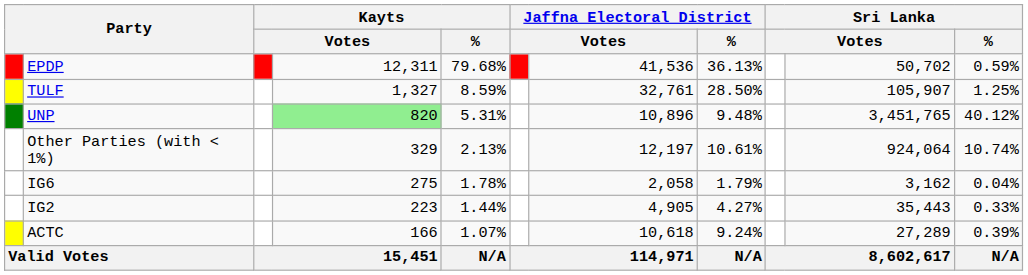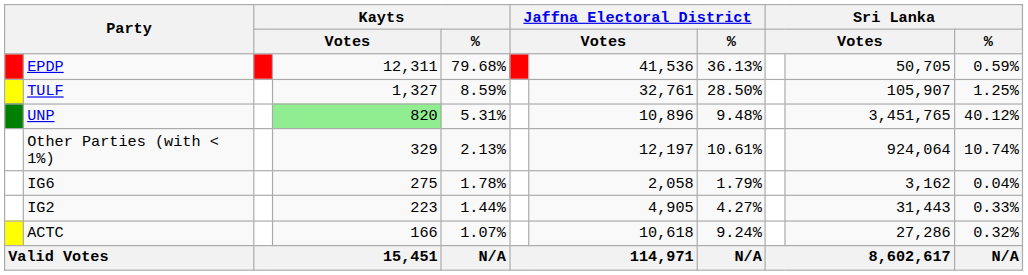(923, 67) 50,702 -> (923, 67) 50,705
(923, 208) 35,443 -> (923, 208) 31,443
(923, 233) 27,289 -> (923, 233) 27,286
(996, 233) 0.39% -> (996, 233) 0.32%
